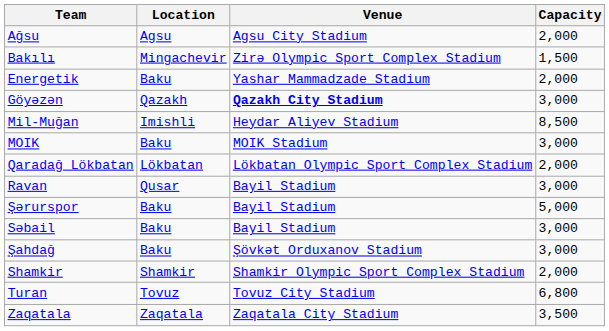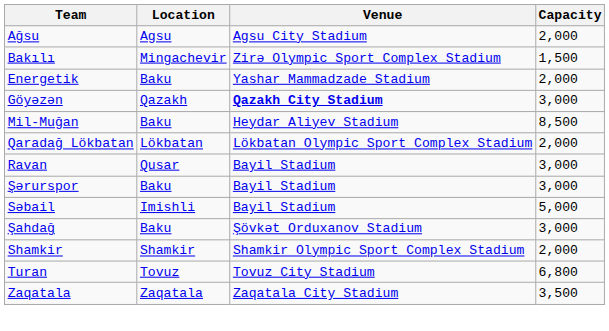(168, 122) Imishli -> (156, 122) Baku
- row: (23, 144)
(558, 208) 5,000 -> (558, 186) 3,000
(156, 229) Baku -> (168, 208) Imishli
(558, 229) 3,000 -> (558, 208) 5,000
